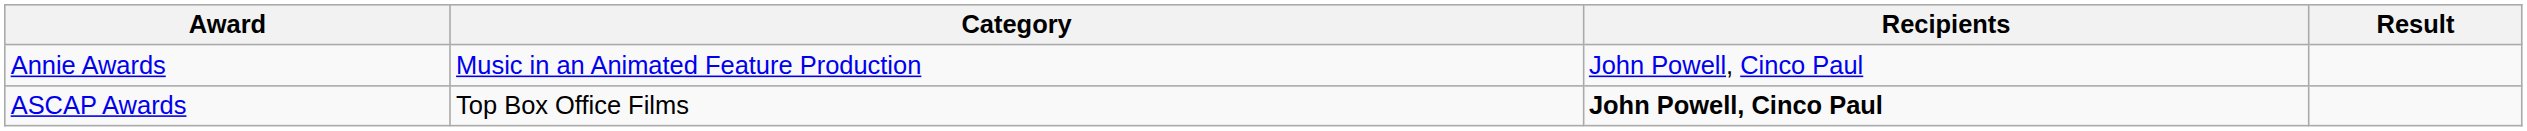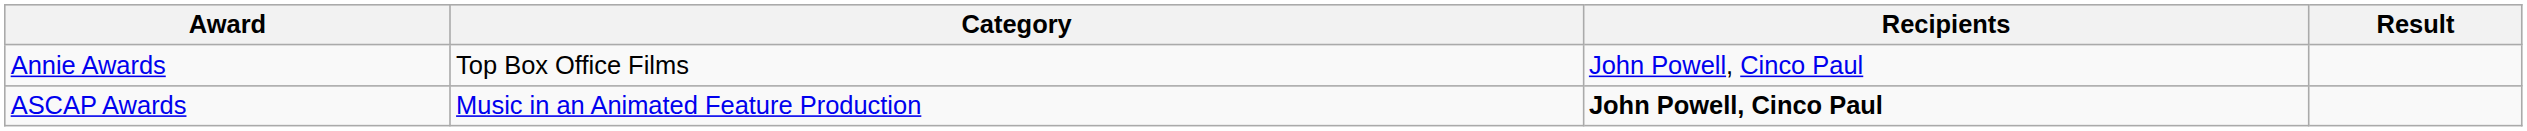(689, 65) Music in an Animated Feature Production -> (572, 65) Top Box Office Films
(572, 105) Top Box Office Films -> (689, 105) Music in an Animated Feature Production
